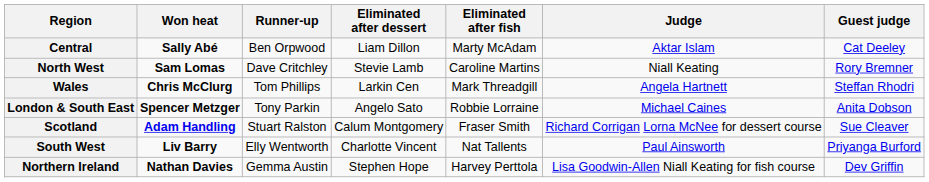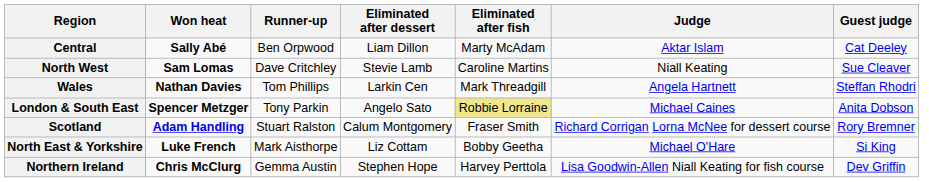(874, 68) Rory Bremner -> (876, 68) Sue Cleaver
(190, 87) Chris McClurg -> (198, 87) Nathan Davies
(494, 107) no background -> (503, 107) khaki background
(874, 127) Sue Cleaver -> (876, 127) Rory Bremner
+ row: (75, 147)
- row: (71, 147)
(190, 166) Nathan Davies -> (198, 166) Chris McClurg
